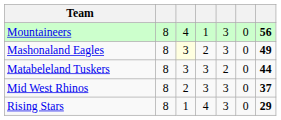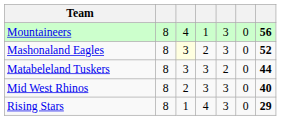(266, 50) 49 -> (266, 50) 52
(266, 87) 37 -> (266, 87) 40
